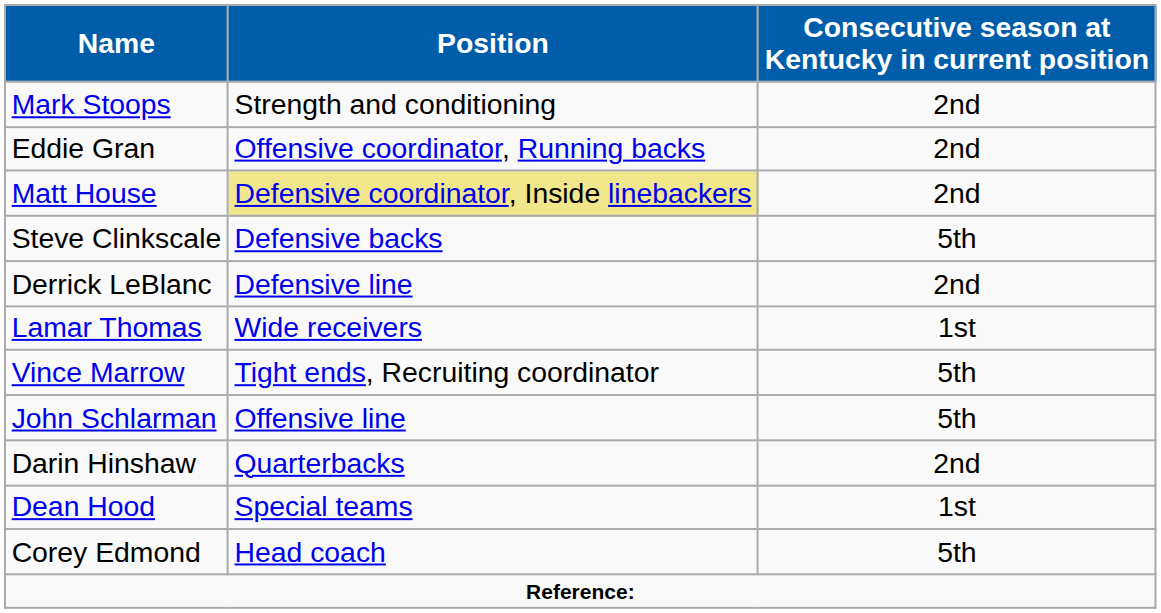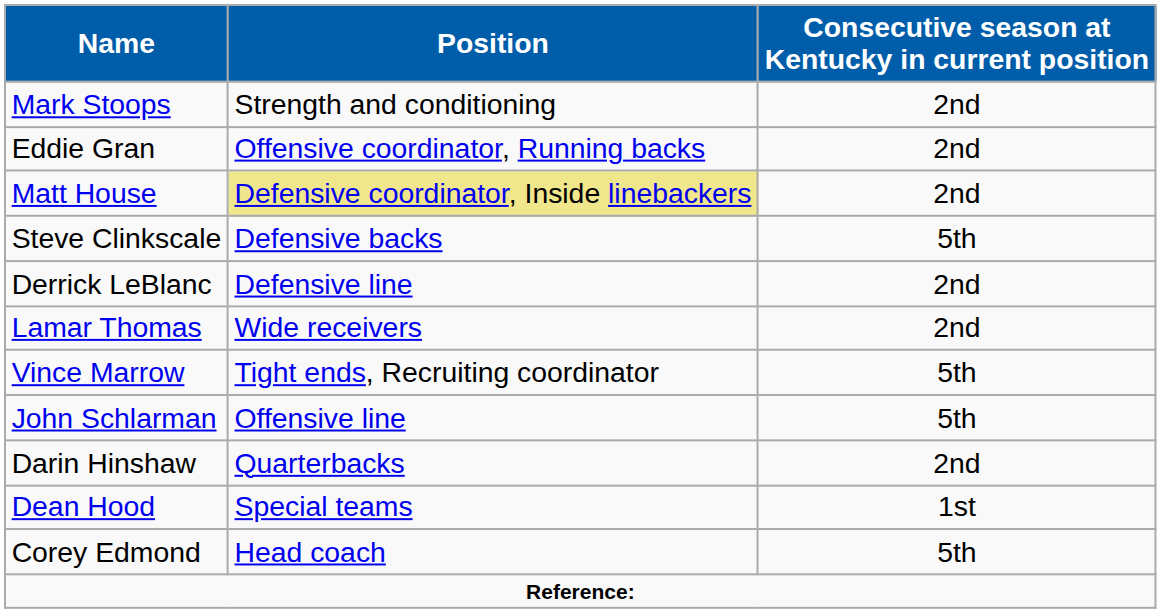(957, 328) 1st -> (957, 328) 2nd
